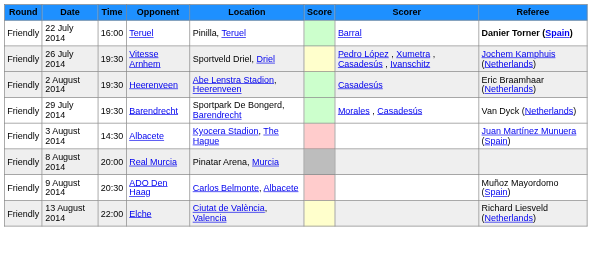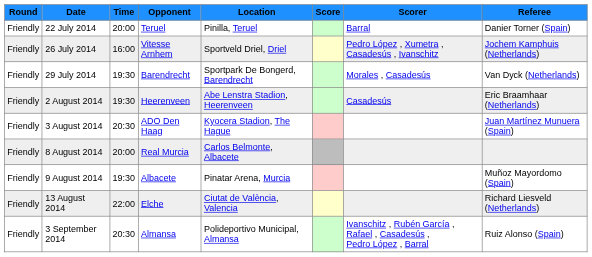(112, 33) 16:00 -> (124, 28) 20:00
(527, 33) bold -> (528, 28) normal
(112, 59) 19:30 -> (124, 49) 16:00
rows swapped: (59, 110) <-> (63, 85)
(112, 136) 14:30 -> (124, 126) 20:30
(147, 136) Albacete -> (160, 126) ADO Den Haag
(236, 162) Pinatar Arena, Murcia -> (238, 152) Carlos Belmonte, Albacete
(112, 187) 20:30 -> (124, 178) 19:30
(148, 187) ADO Den Haag -> (158, 178) Albacete
(246, 187) Carlos Belmonte, Albacete -> (247, 178) Pinatar Arena, Murcia
+ row: (71, 234)
